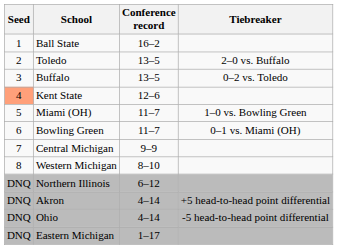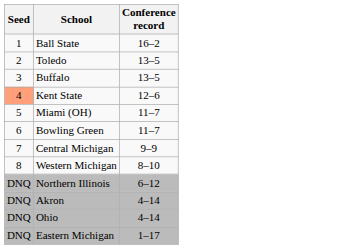- column: (255, 19)
